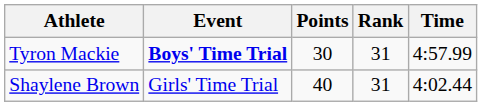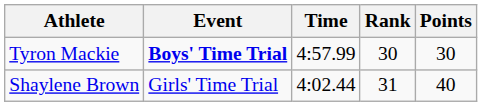columns swapped: (442, 21) <-> (323, 21)
(381, 53) 31 -> (388, 53) 30
